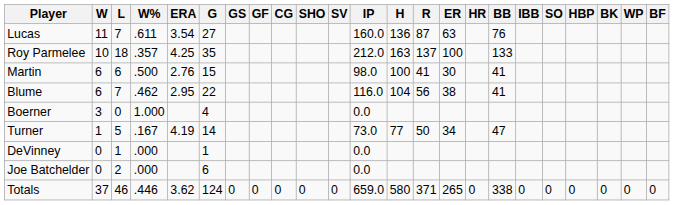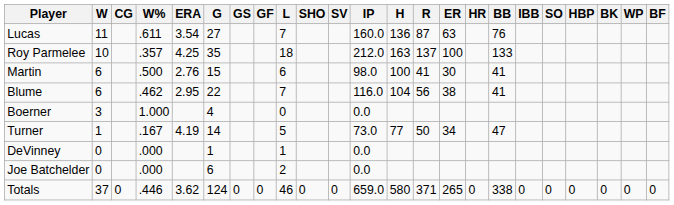columns swapped: (121, 14) <-> (284, 14)
